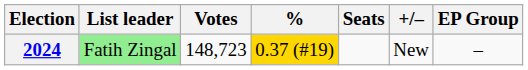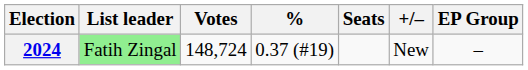(216, 49) 148,723 -> (216, 49) 148,724
(295, 49) gold background -> (295, 49) no background
